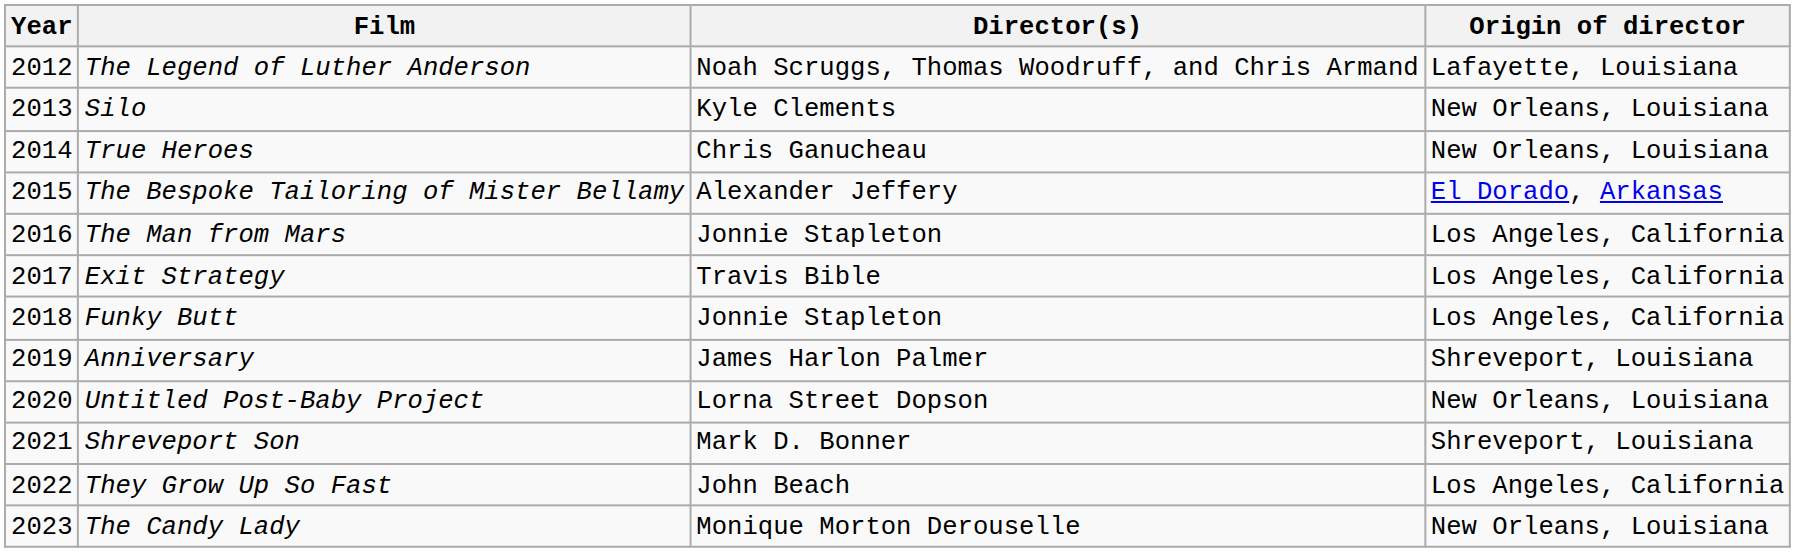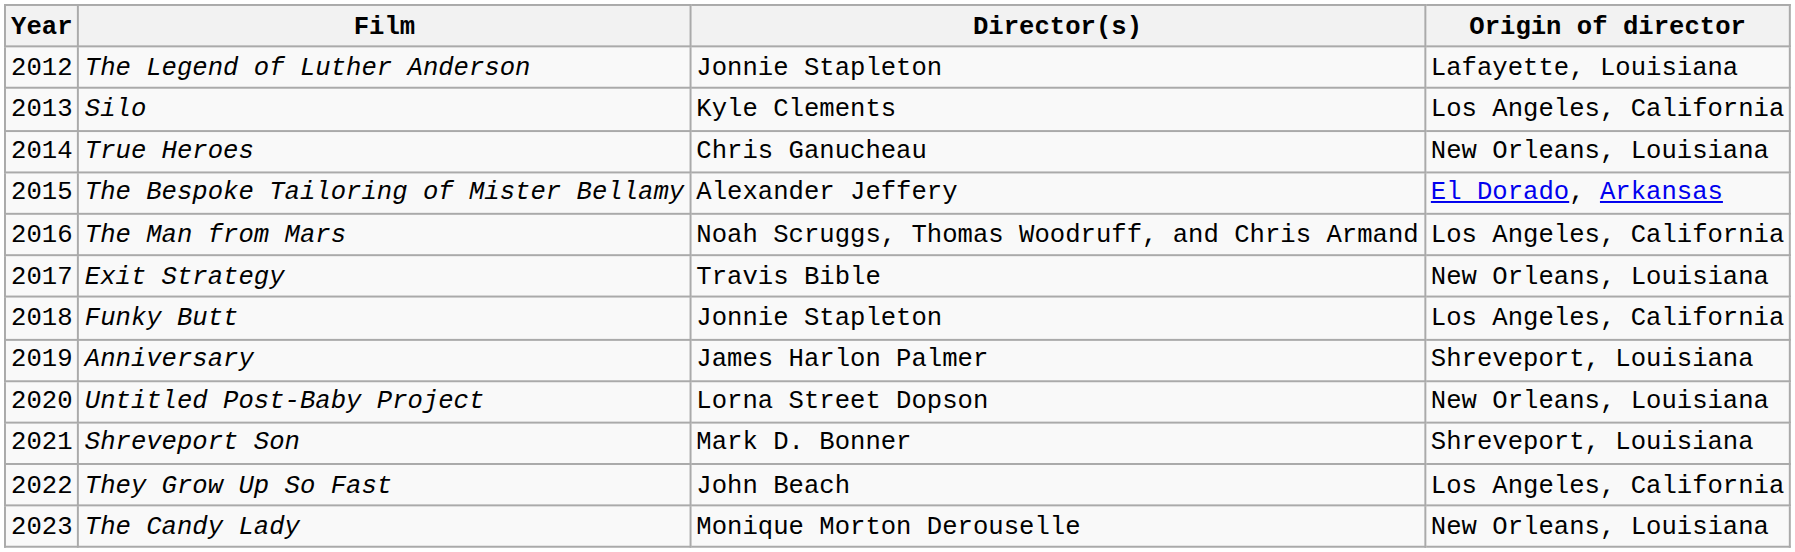(1058, 68) Noah Scruggs, Thomas Woodruff, and Chris Armand -> (819, 68) Jonnie Stapleton
(1600, 109) New Orleans, Louisiana -> (1608, 109) Los Angeles, California
(819, 235) Jonnie Stapleton -> (1058, 235) Noah Scruggs, Thomas Woodruff, and Chris Armand
(1608, 276) Los Angeles, California -> (1600, 276) New Orleans, Louisiana
